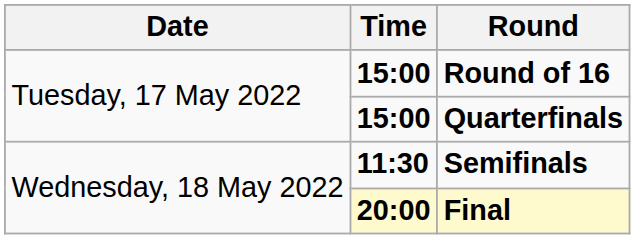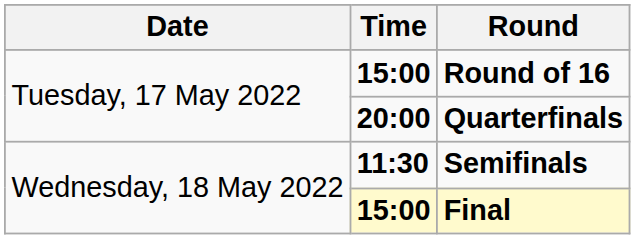(394, 118) 15:00 -> (394, 118) 20:00
(394, 210) 20:00 -> (394, 210) 15:00
